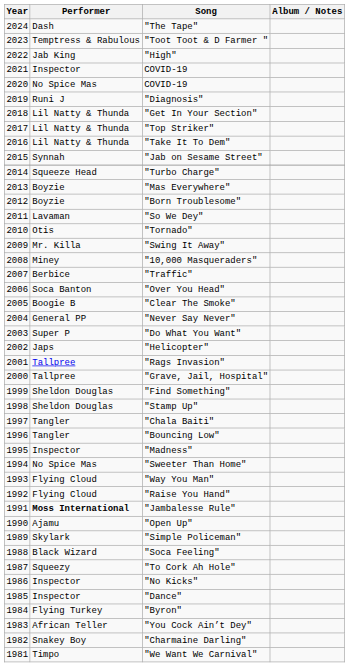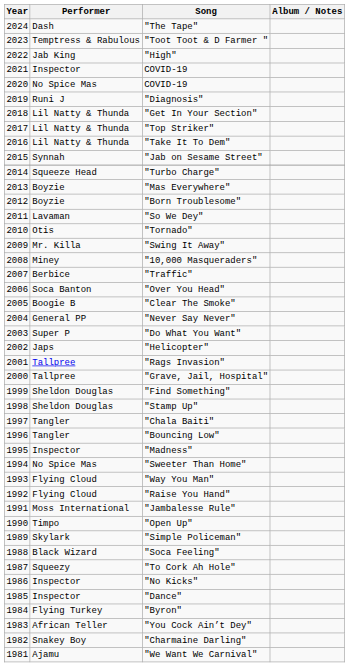(81, 509) bold -> (81, 509) normal
(46, 523) Ajamu -> (46, 523) Timpo
(46, 655) Timpo -> (46, 655) Ajamu
